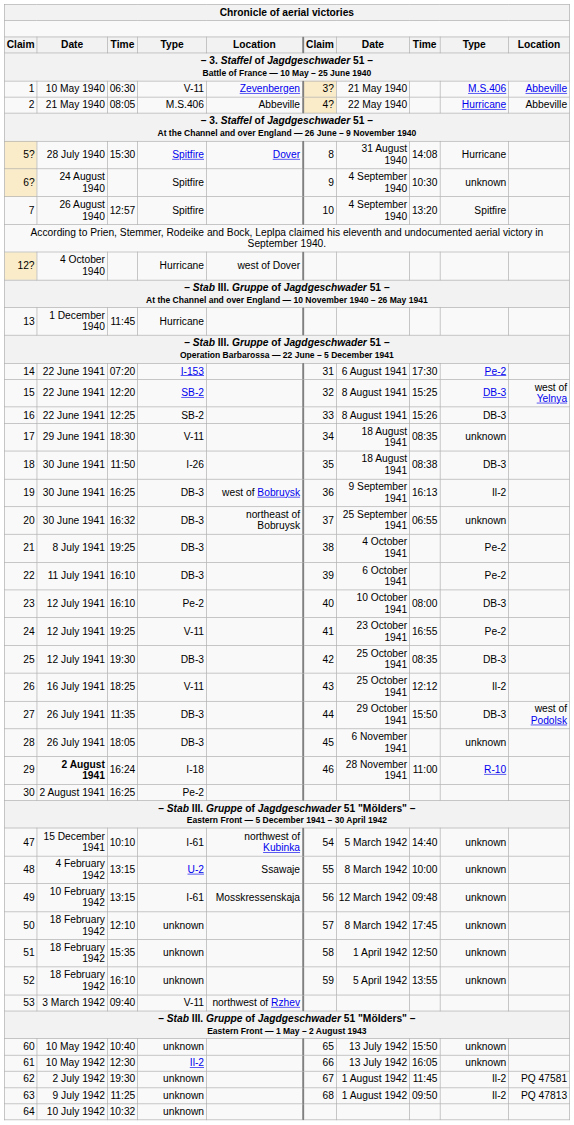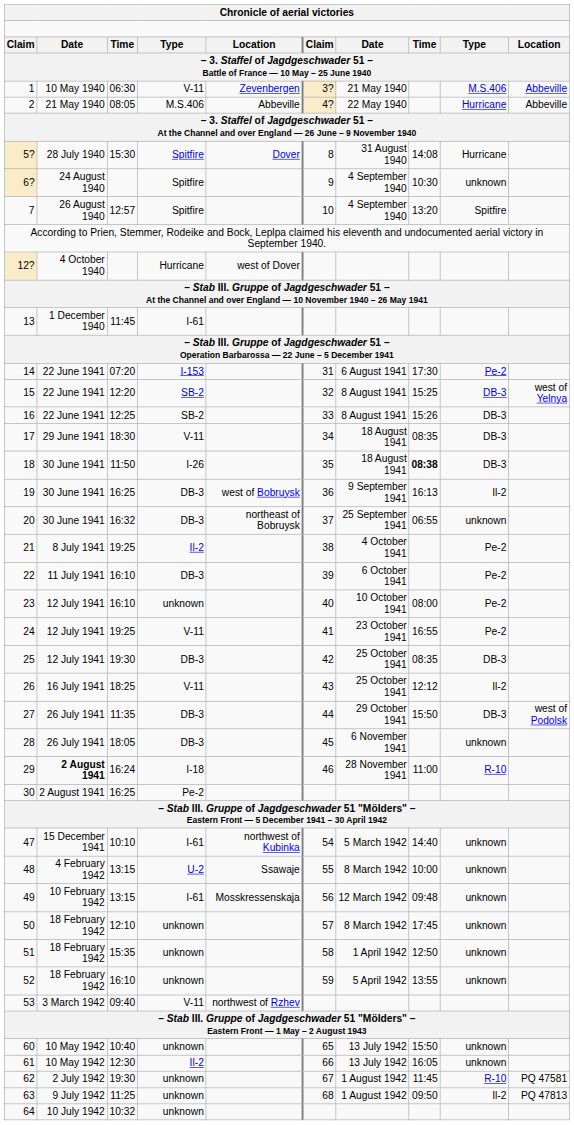(182, 321) Hurricane -> (195, 321) I-61
(486, 437) unknown -> (495, 437) DB-3
(425, 465) normal -> (425, 465) bold
(192, 548) DB-3 -> (197, 548) Il-2
(193, 603) Pe-2 -> (183, 603) unknown
(495, 603) DB-3 -> (496, 603) Pe-2
(499, 1079) Il-2 -> (495, 1079) R-10
